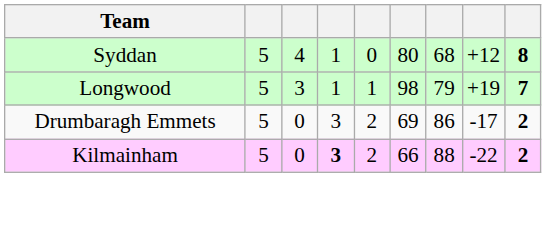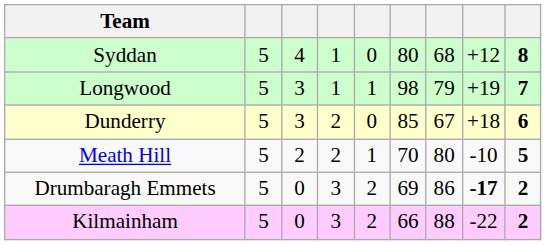+ row: (125, 121)
+ row: (125, 155)
(484, 121) normal -> (484, 188) bold
(336, 155) bold -> (336, 222) normal
